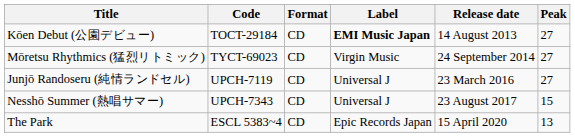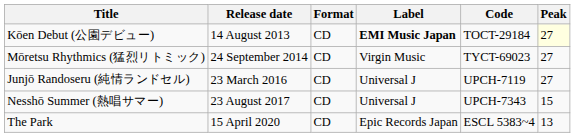columns swapped: (486, 14) <-> (246, 14)
(547, 35) no background -> (547, 35) lightyellow background
